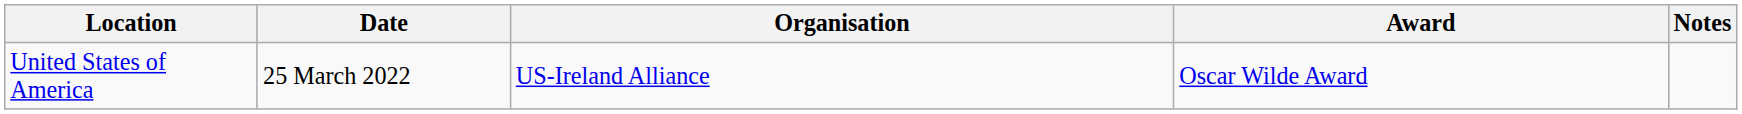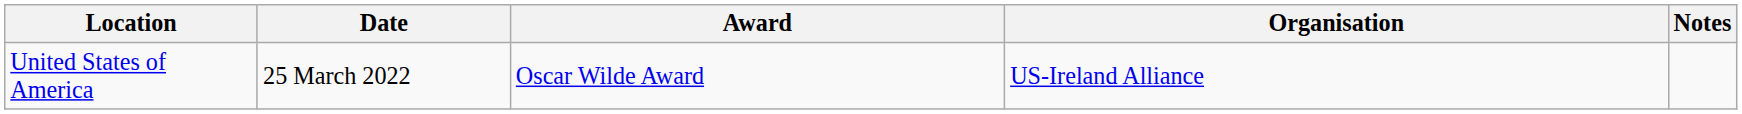columns swapped: (842, 23) <-> (1421, 23)
